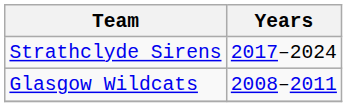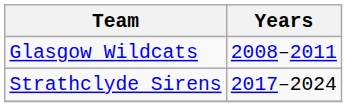rows swapped: (104, 85) <-> (115, 53)
